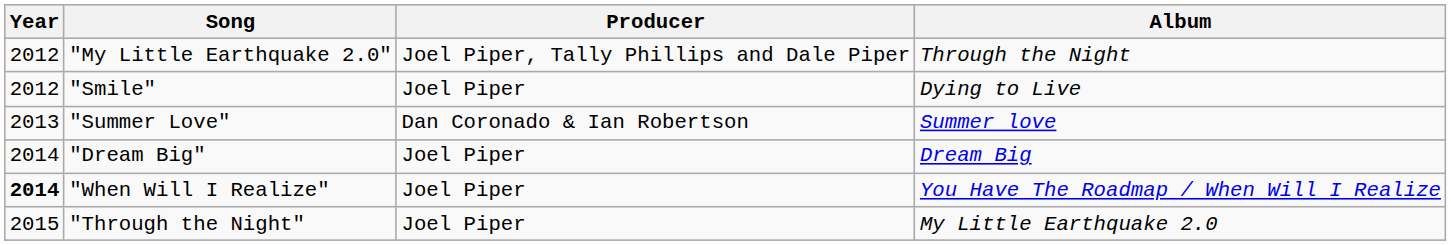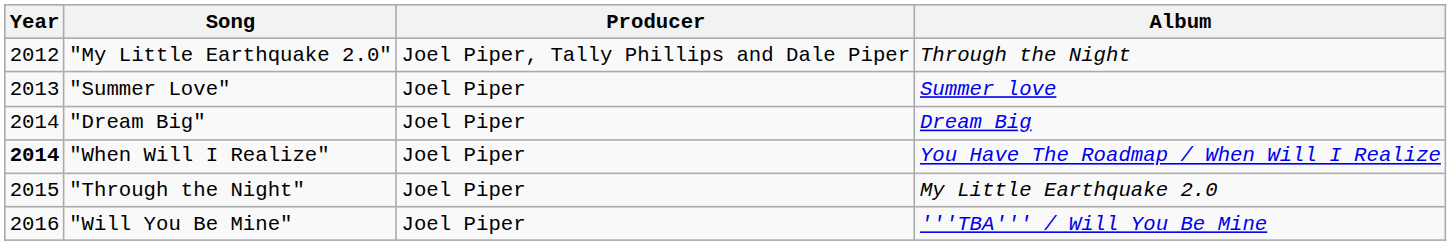- row: (113, 89)
(575, 123) Dan Coronado & Ian Robertson -> (464, 89) Joel Piper
+ row: (181, 224)
